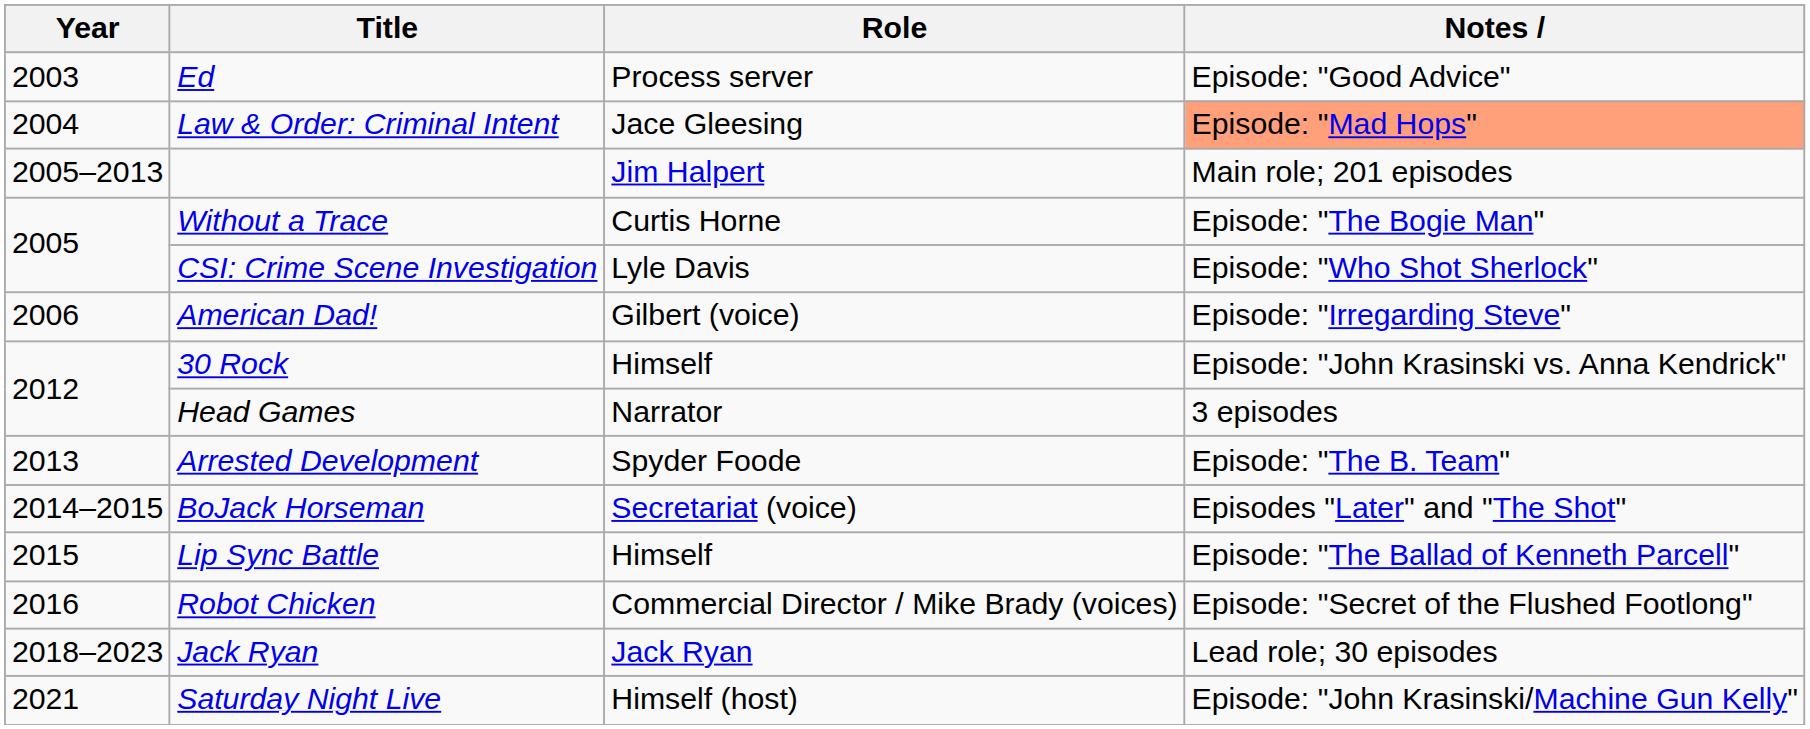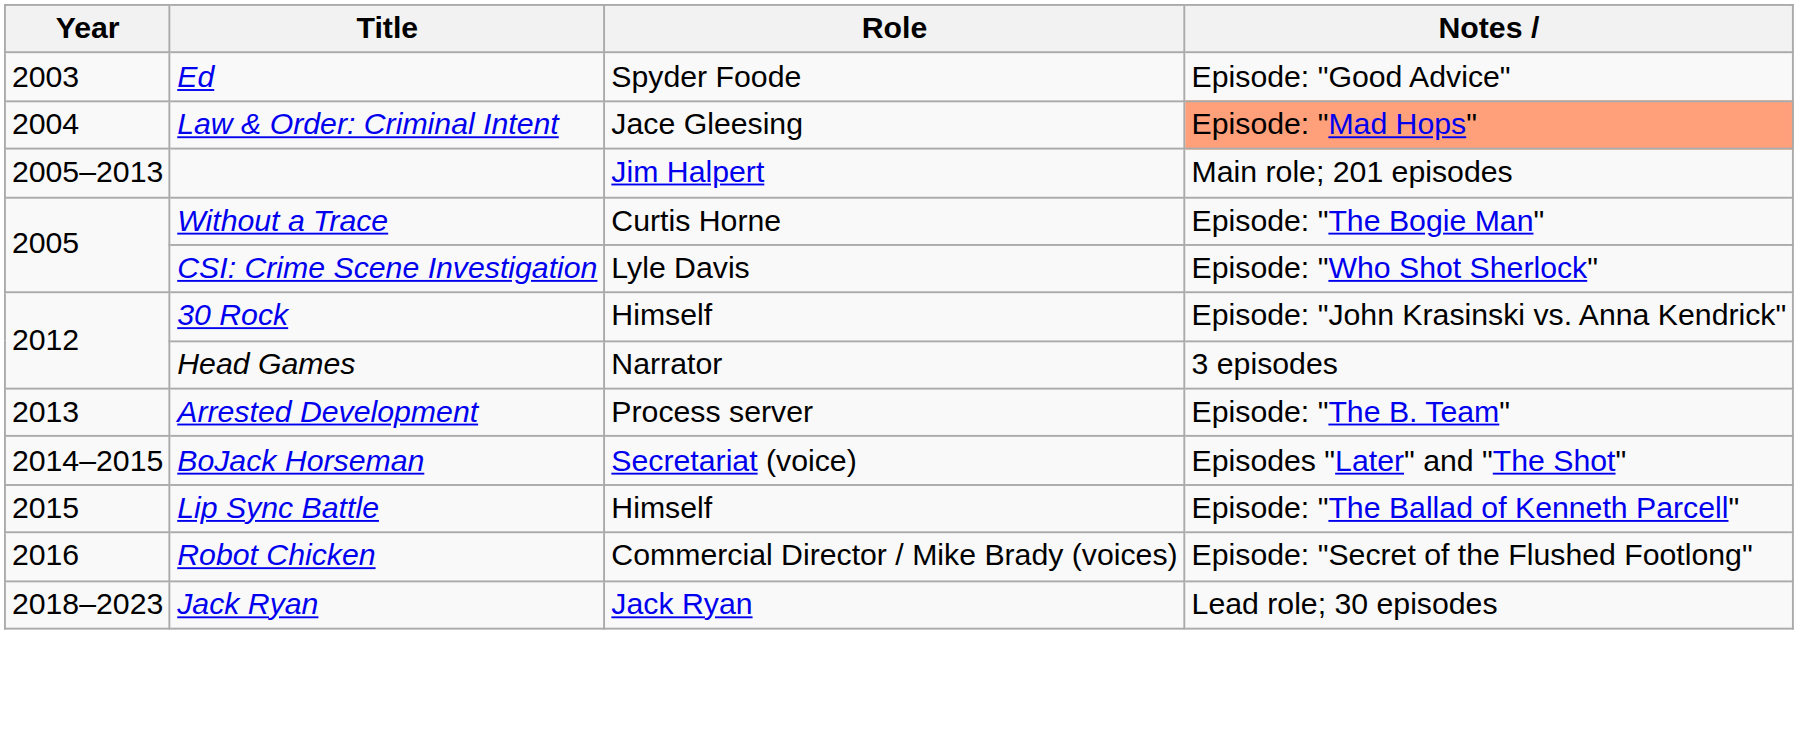(712, 76) Process server -> (706, 76) Spyder Foode
- row: (277, 316)
(706, 460) Spyder Foode -> (712, 412) Process server
- row: (309, 699)
